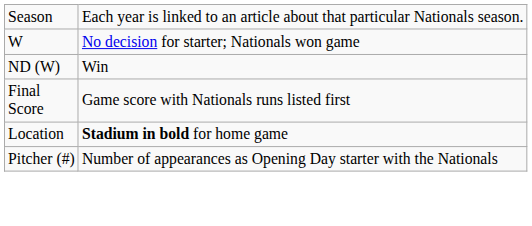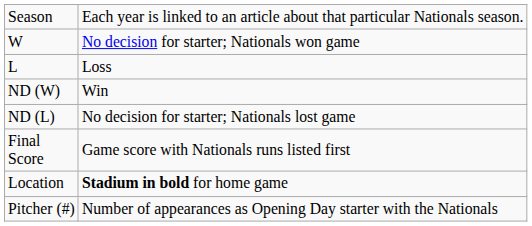+ row: (13, 66)
+ row: (31, 116)
